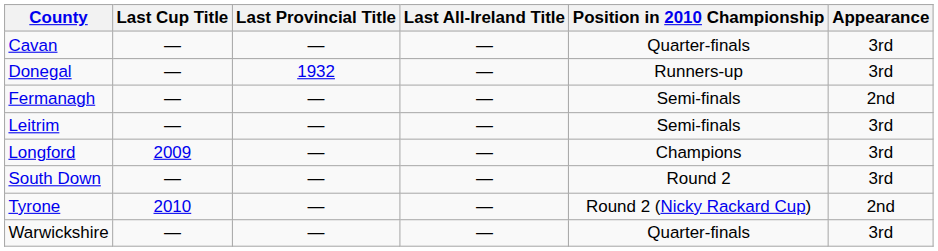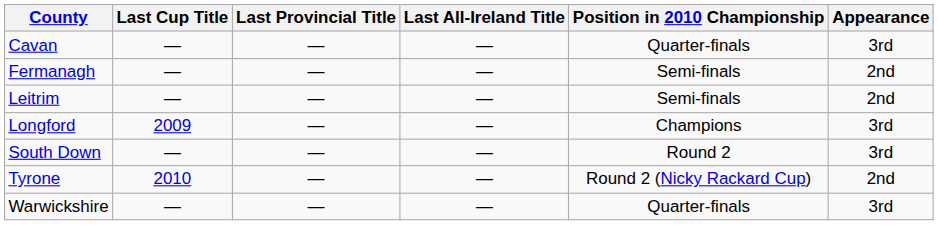- row: (40, 71)
(881, 125) 3rd -> (881, 98) 2nd
